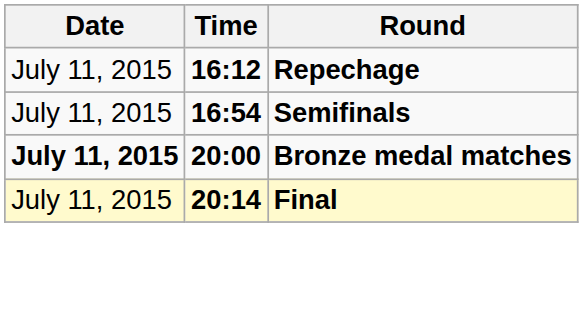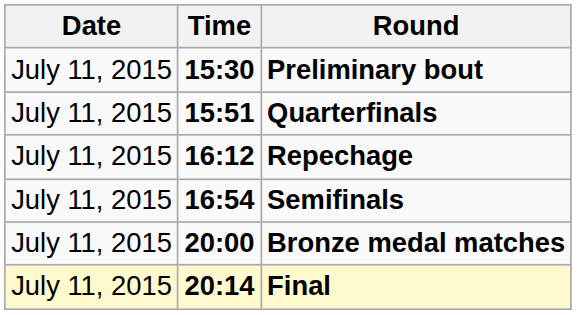+ row: (375, 69)
+ row: (352, 112)
(95, 156) bold -> (92, 243) normal
